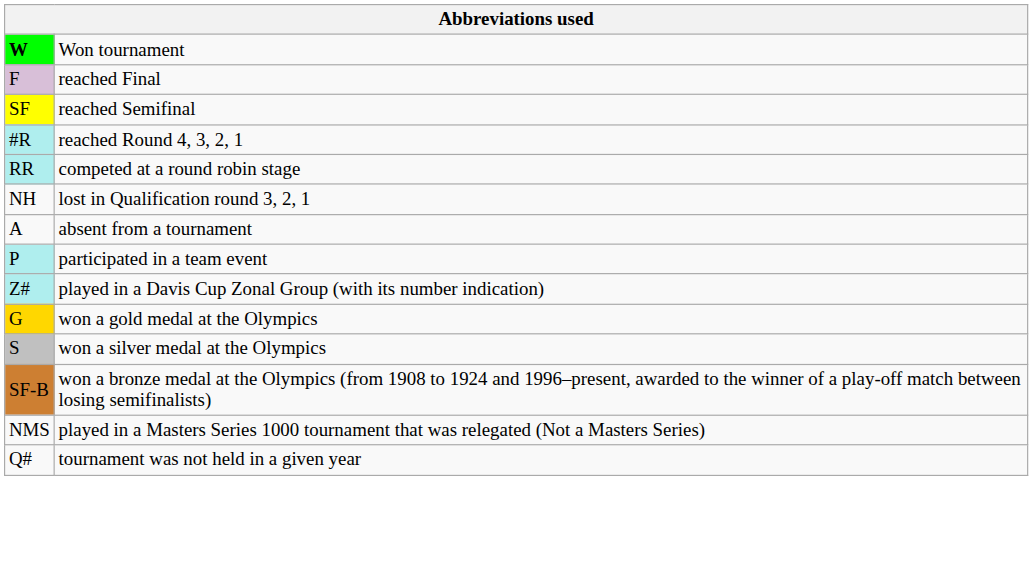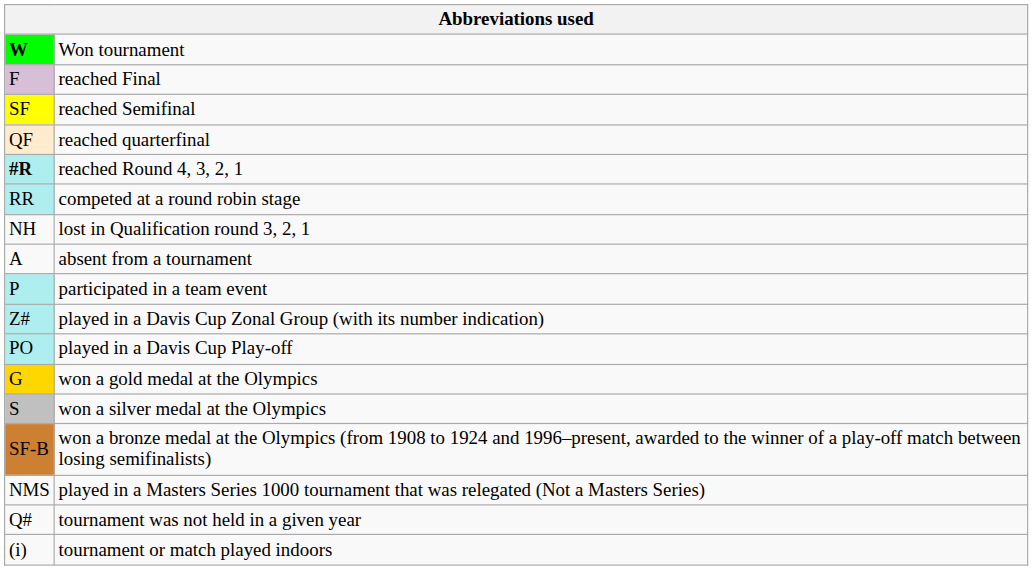+ row: (134, 139)
(20, 139) normal -> (20, 169) bold
+ row: (176, 348)
+ row: (195, 549)
